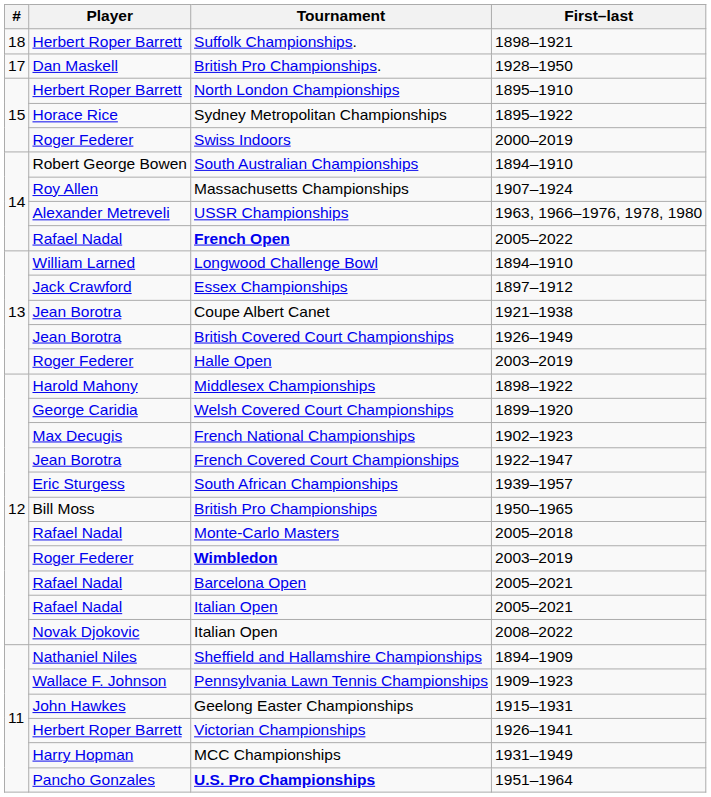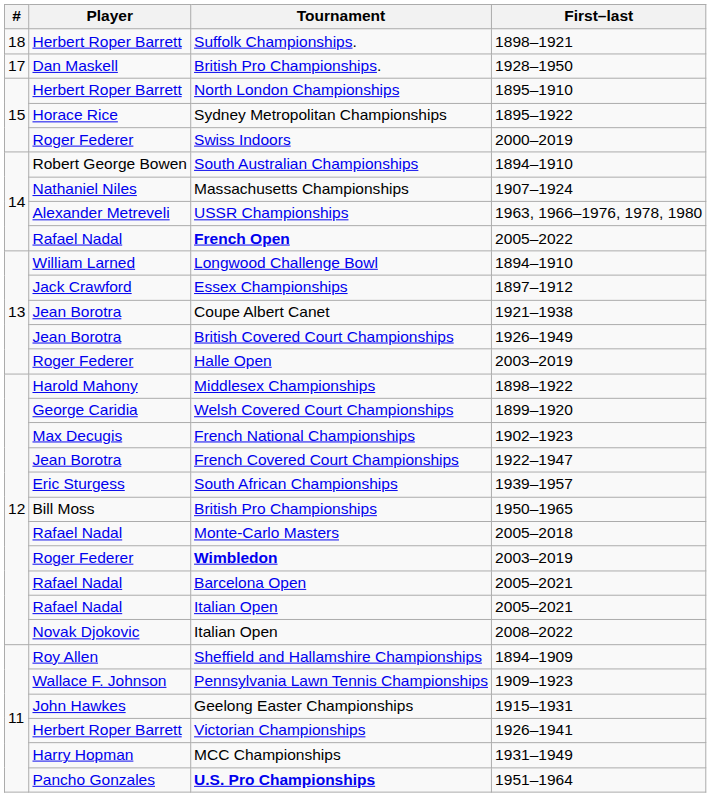(65, 189) Roy Allen -> (85, 189) Nathaniel Niles
(85, 656) Nathaniel Niles -> (65, 656) Roy Allen
